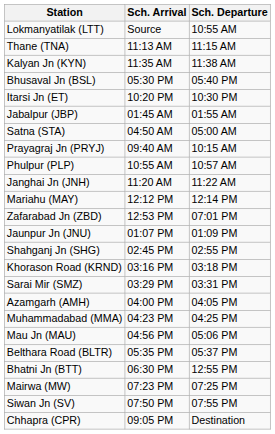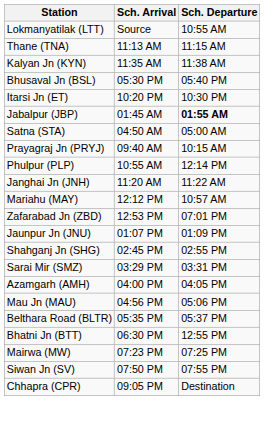(214, 115) normal -> (204, 115) bold
(214, 166) 10:57 AM -> (204, 166) 12:14 PM
(214, 200) 12:14 PM -> (204, 200) 10:57 AM
- row: (64, 268)
- row: (65, 319)
